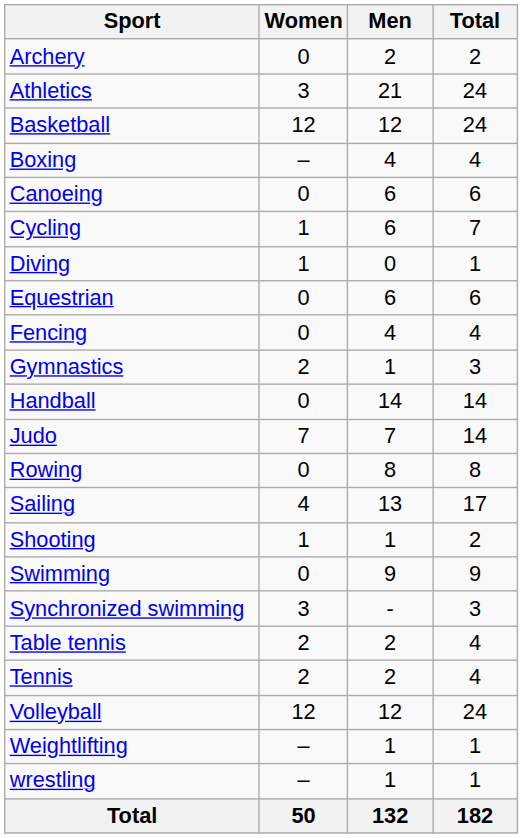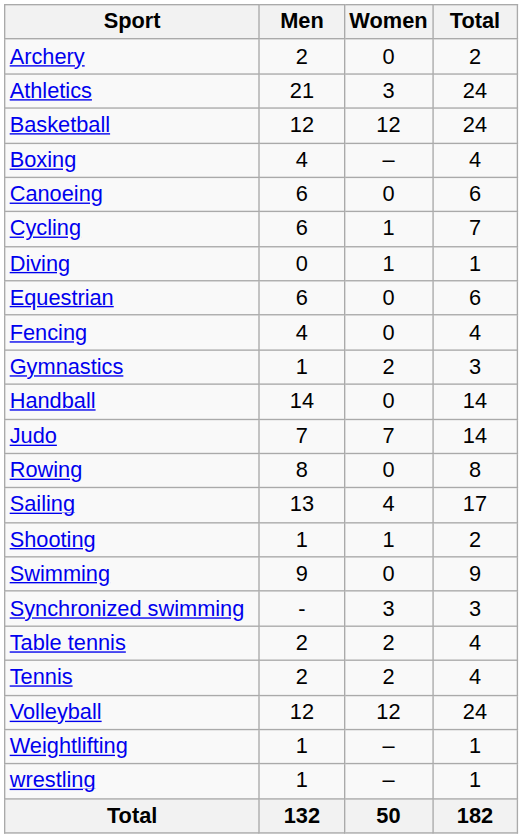columns swapped: (390, 21) <-> (304, 21)
